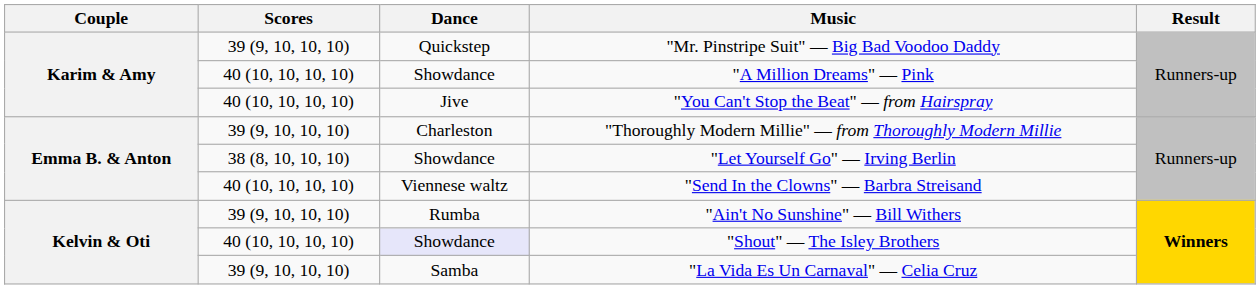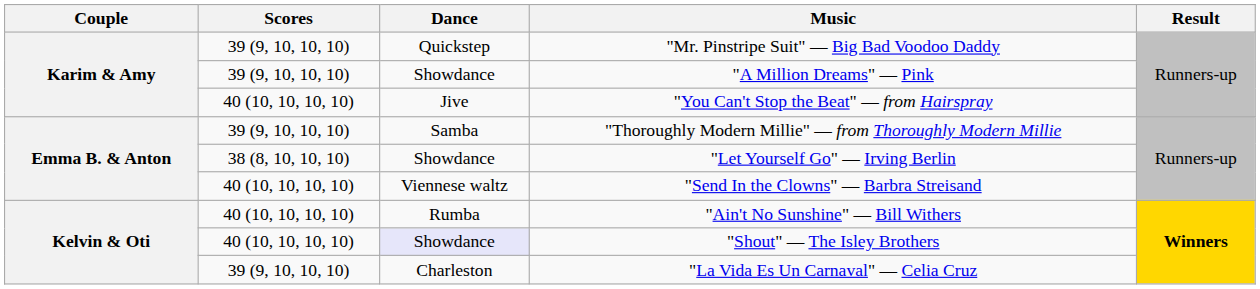(289, 74) 40 (10, 10, 10, 10) -> (289, 74) 39 (9, 10, 10, 10)
(454, 130) Charleston -> (454, 130) Samba
(289, 213) 39 (9, 10, 10, 10) -> (289, 213) 40 (10, 10, 10, 10)
(454, 269) Samba -> (454, 269) Charleston
